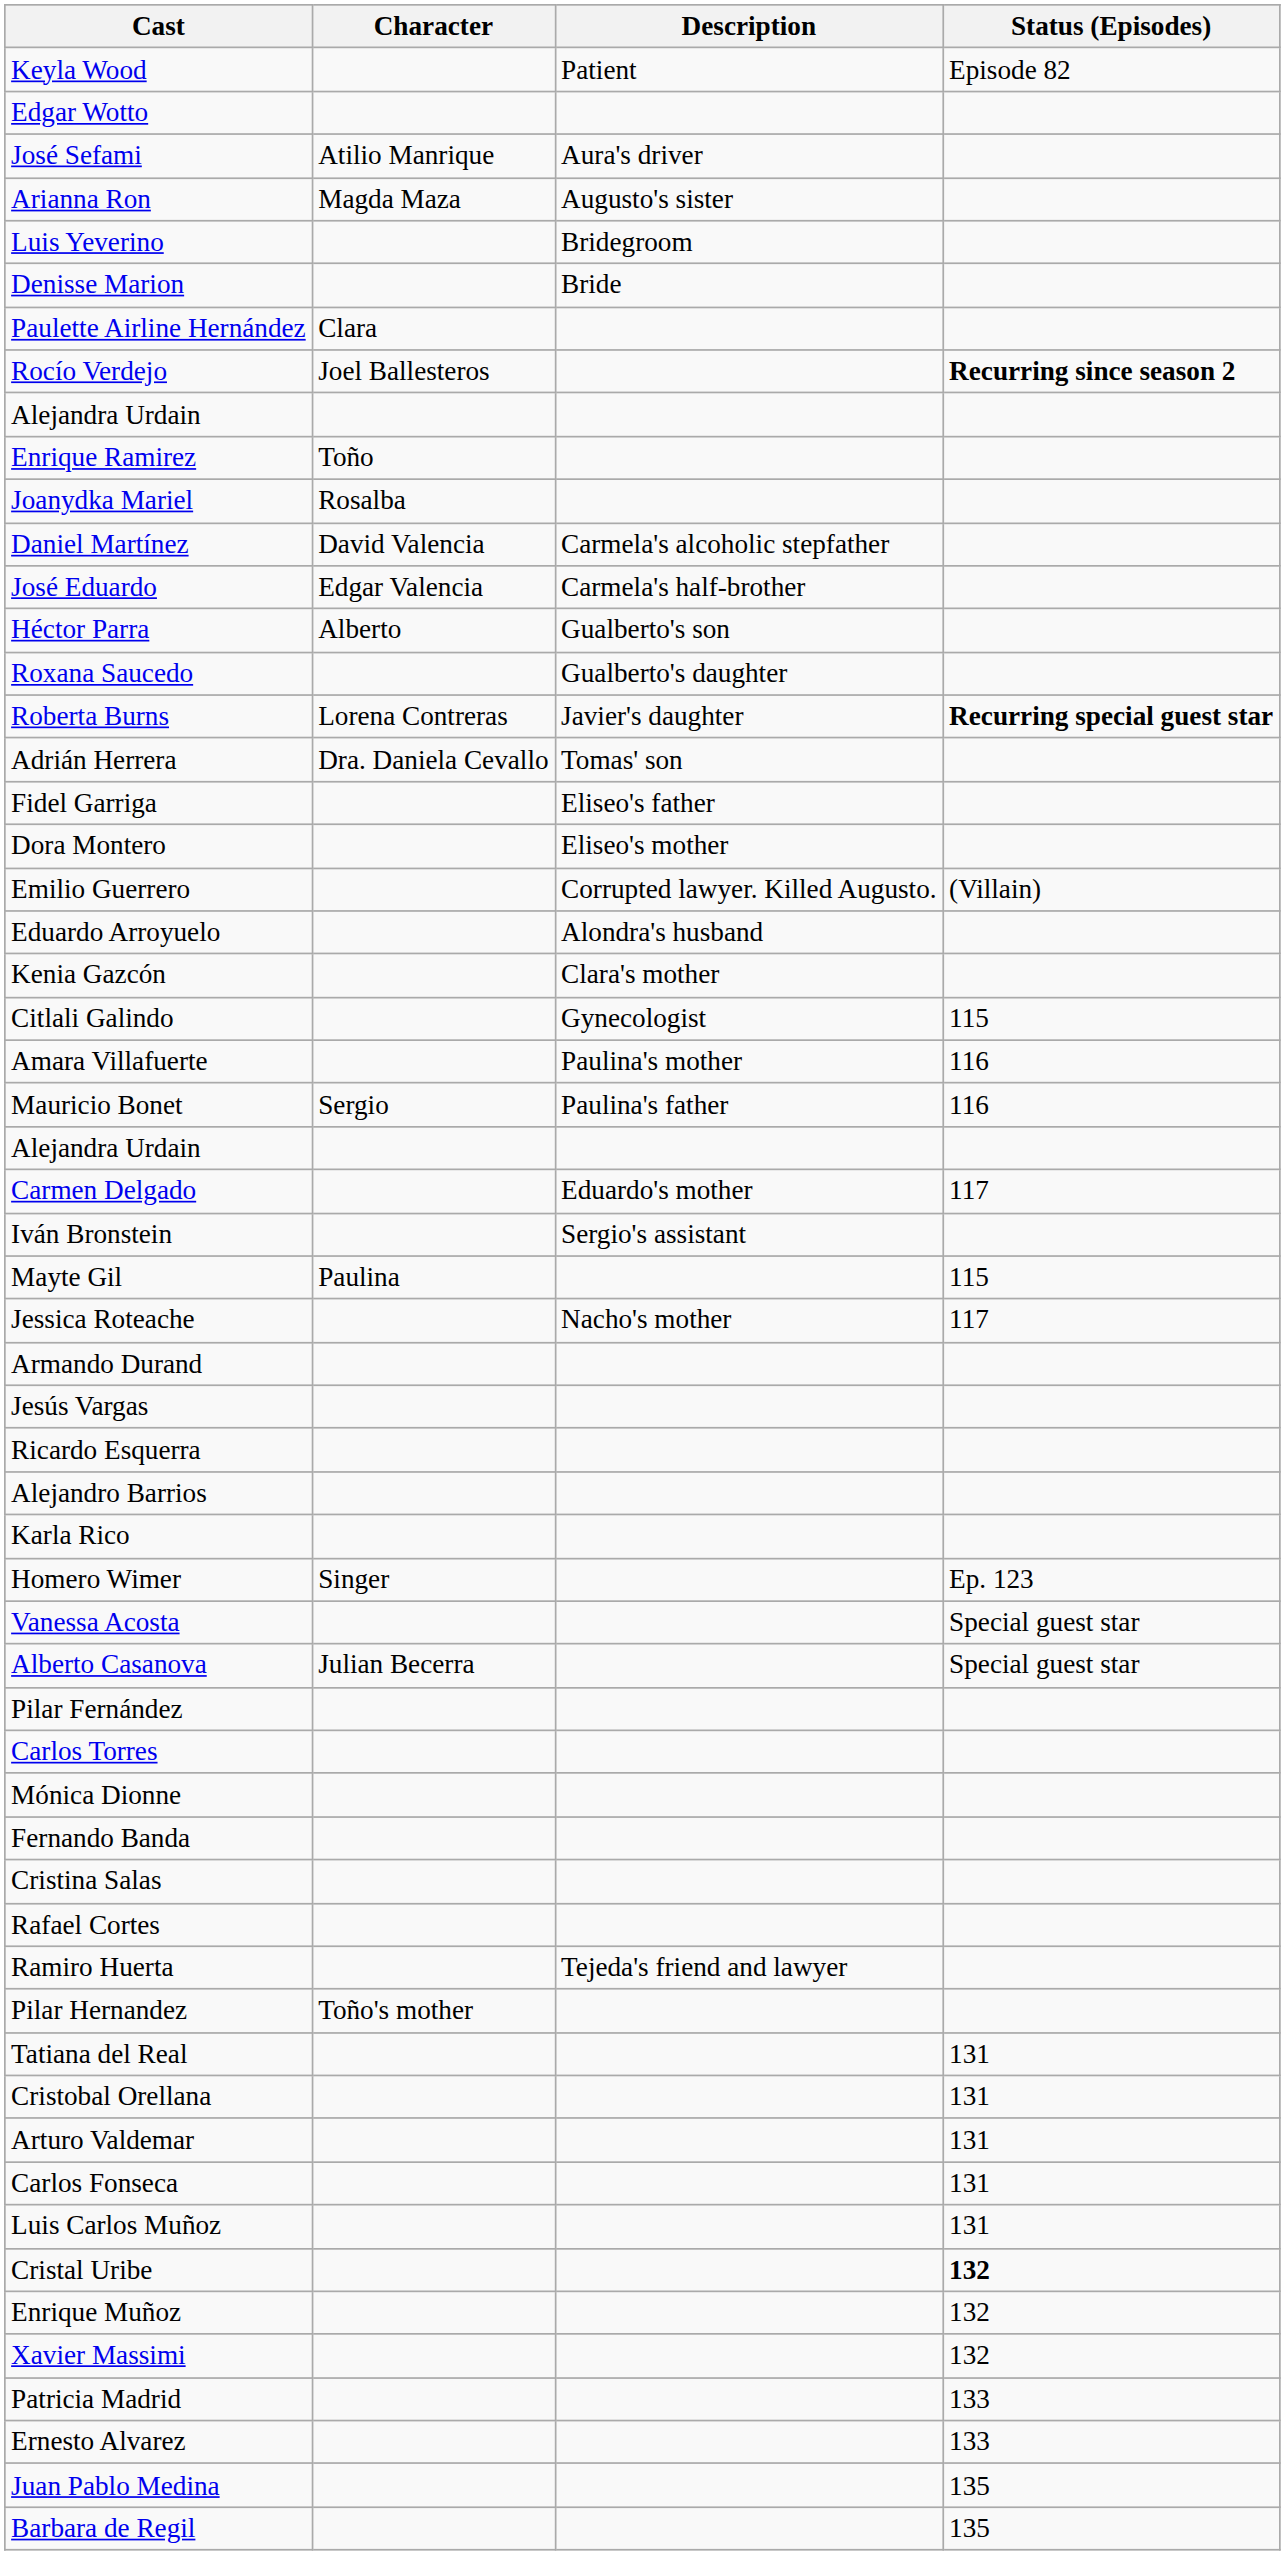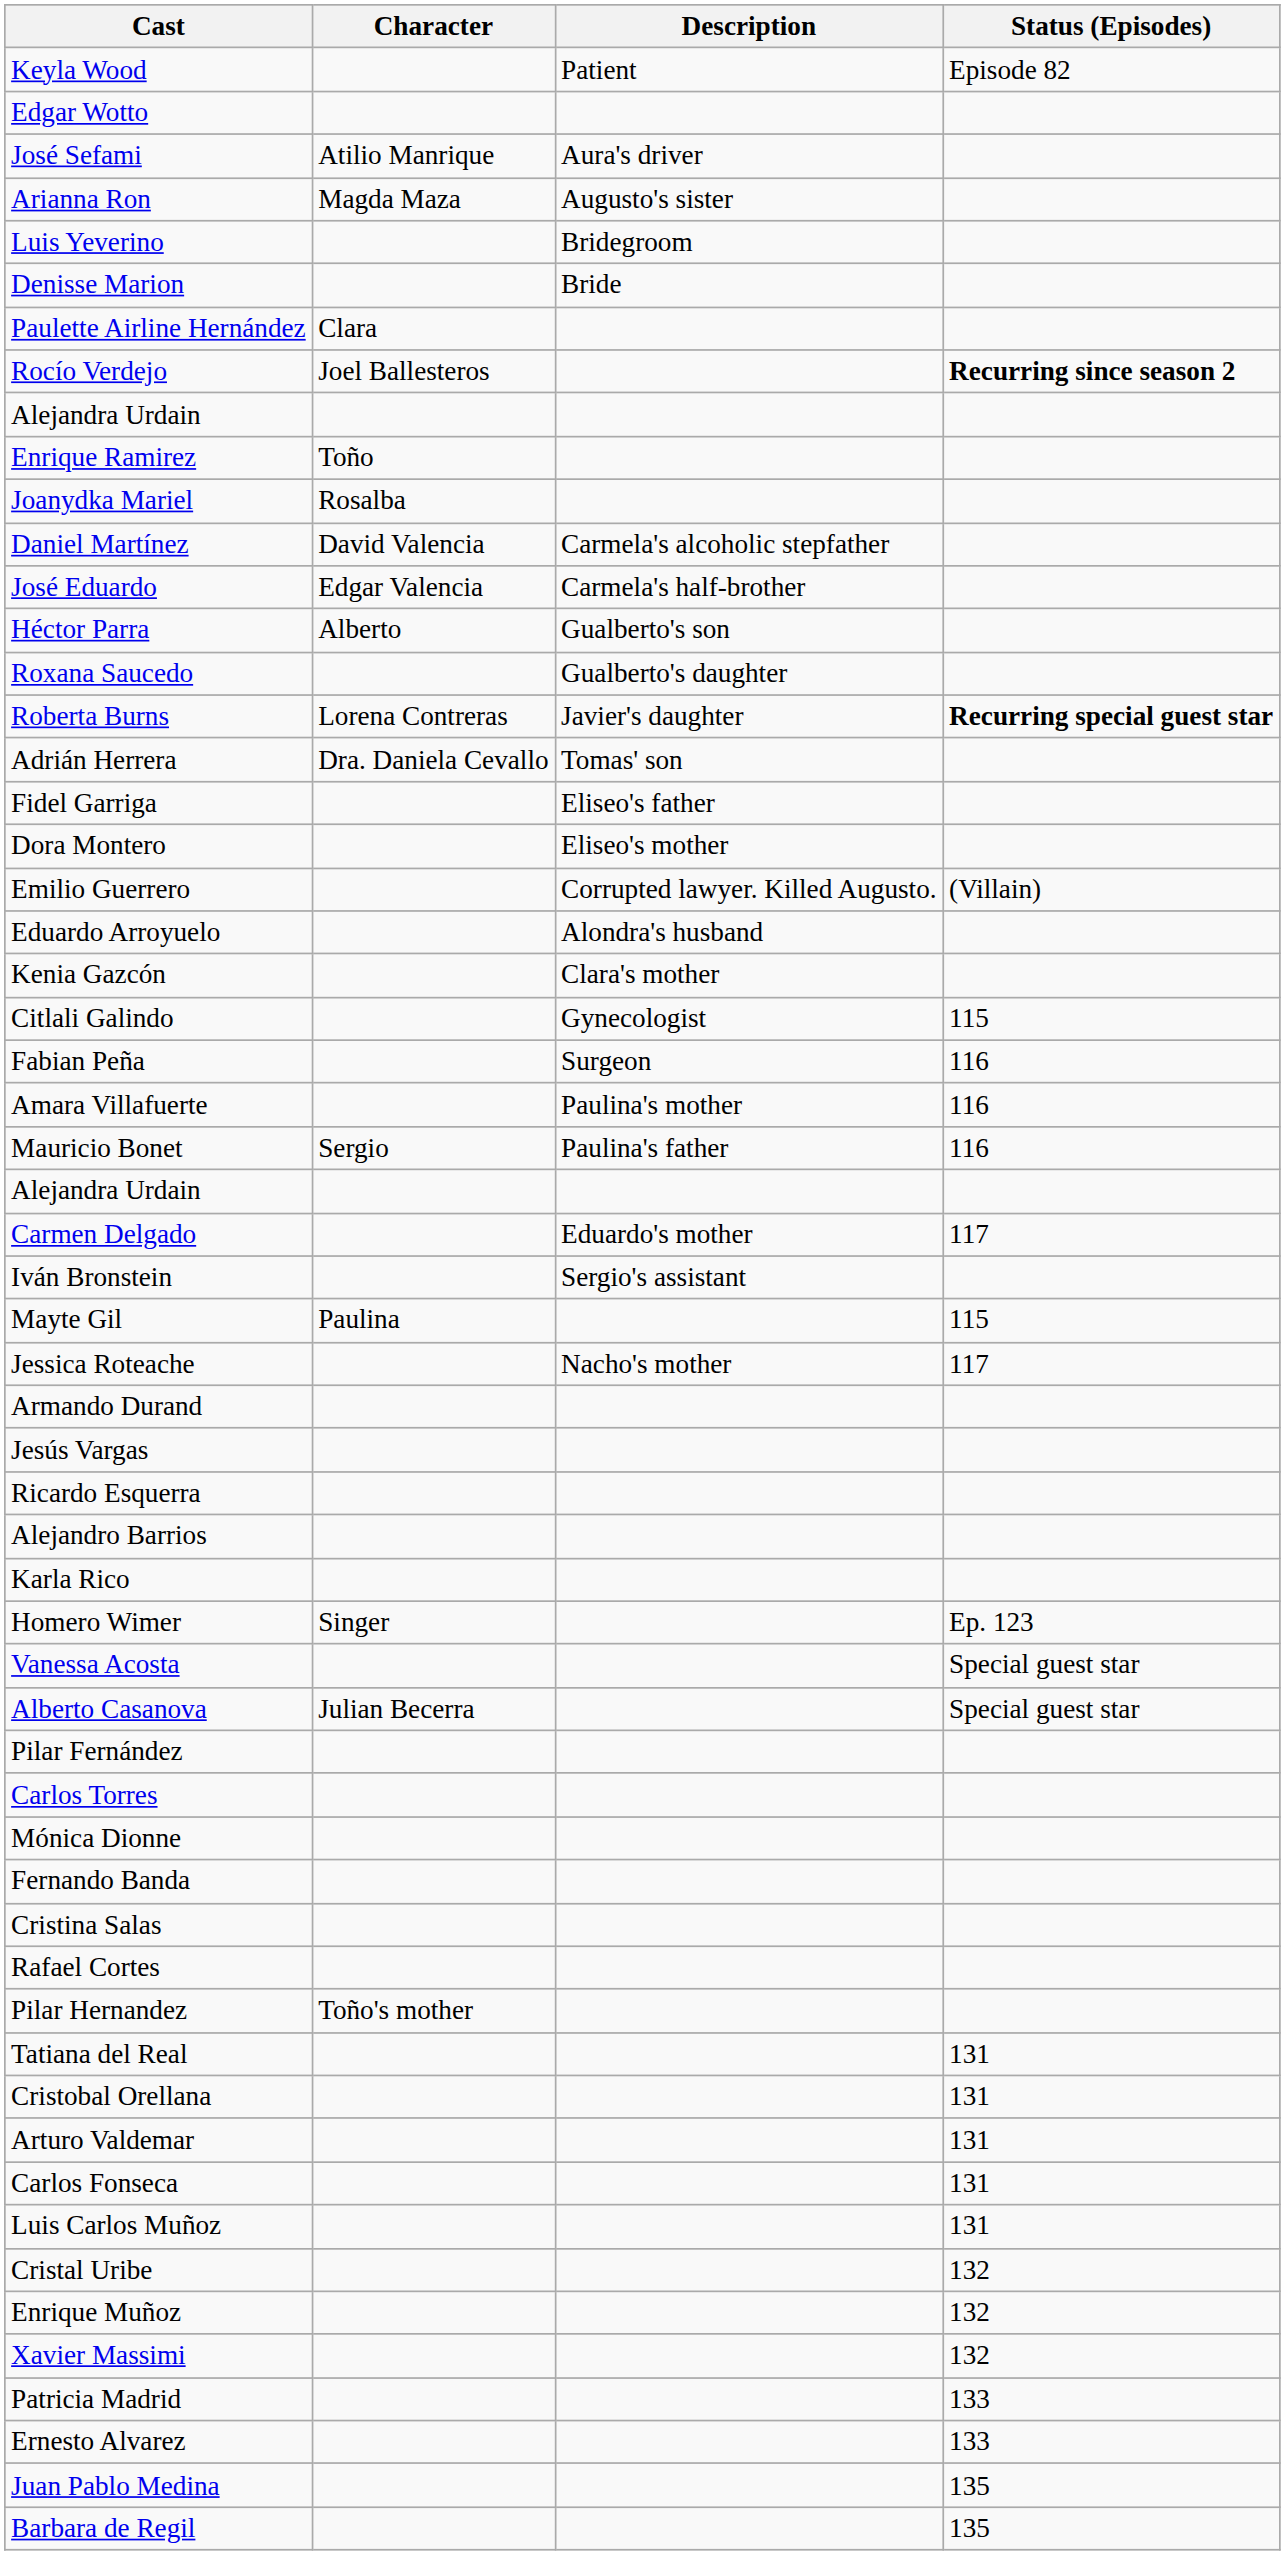+ row: (78, 1061)
- row: (92, 1967)
(969, 2269) bold -> (969, 2269) normal
